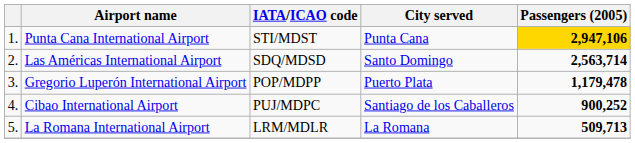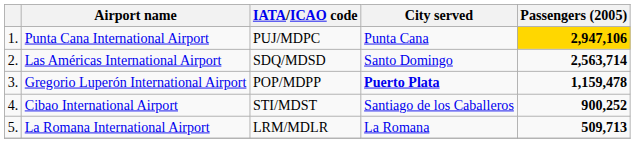(285, 37) STI/MDST -> (287, 37) PUJ/MDPC
(398, 82) normal -> (402, 82) bold
(599, 82) 1,179,478 -> (599, 82) 1,159,478
(287, 104) PUJ/MDPC -> (285, 104) STI/MDST
